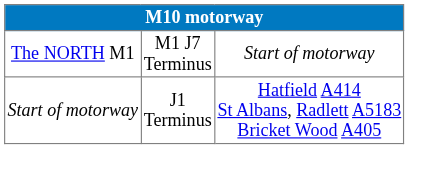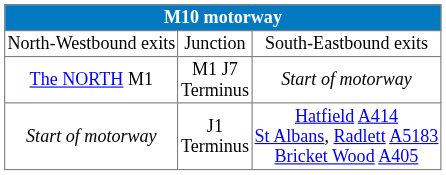+ row: (91, 43)
